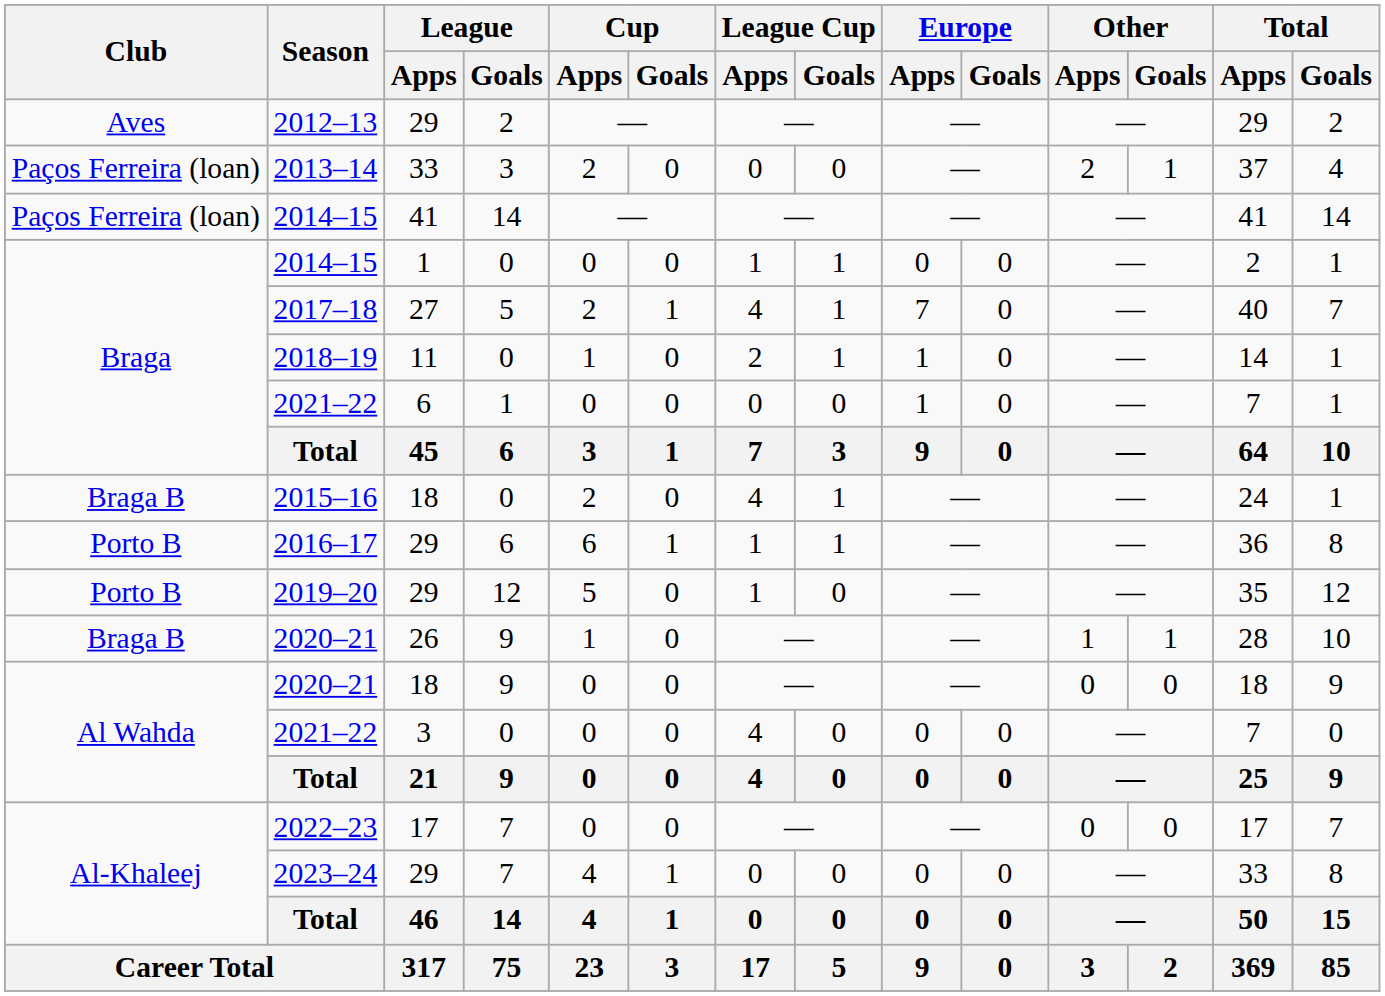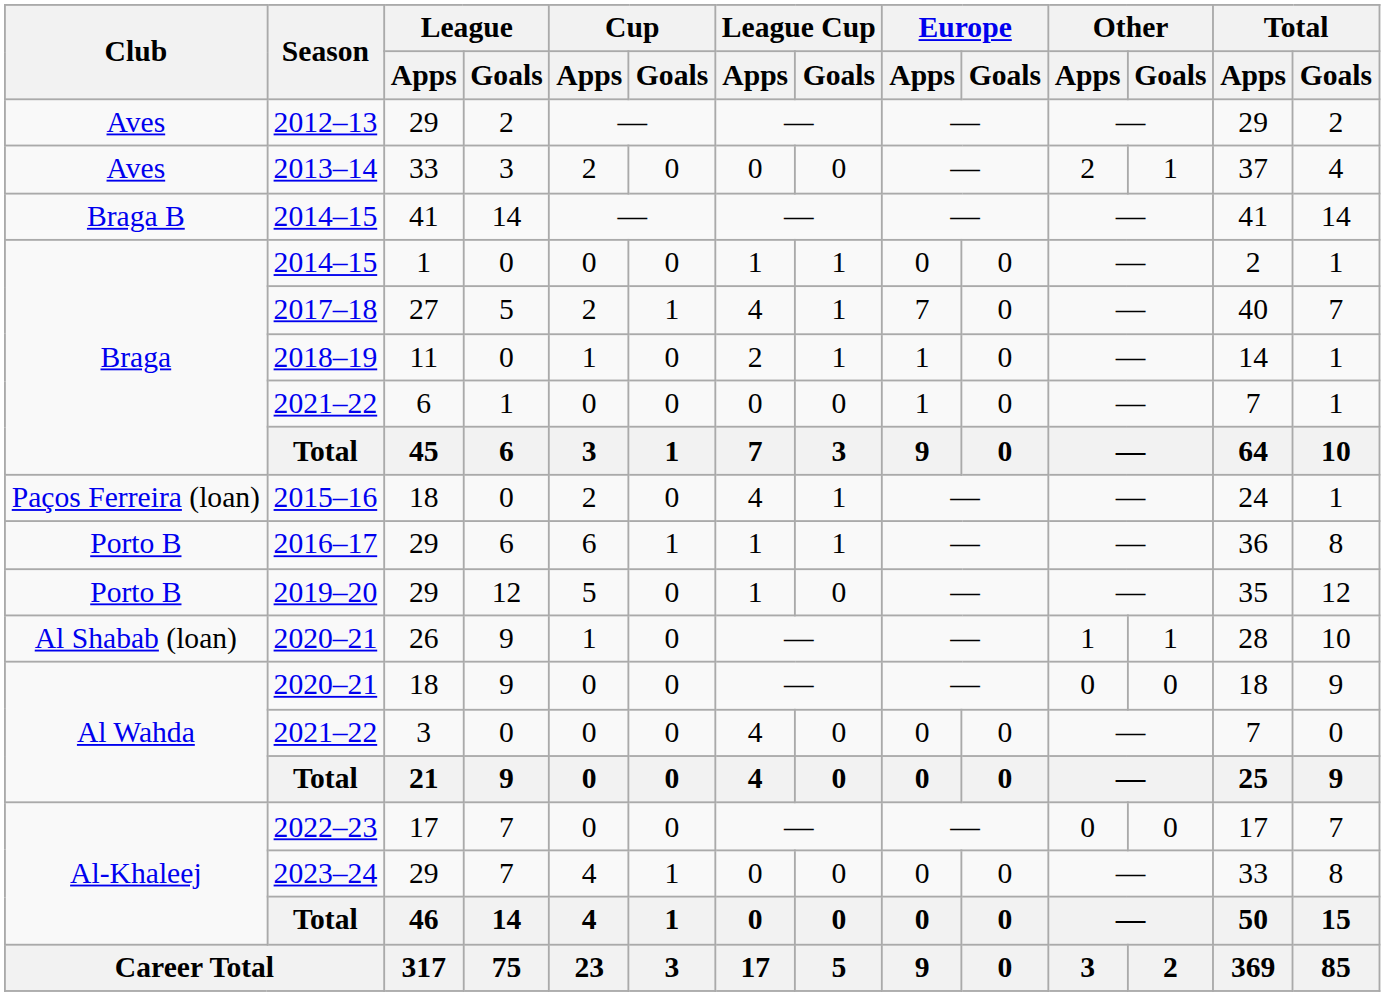(136, 168) Paços Ferreira (loan) -> (136, 168) Aves
(136, 215) Paços Ferreira (loan) -> (136, 215) Braga B
(136, 497) Braga B -> (136, 497) Paços Ferreira (loan)
(136, 638) Braga B -> (136, 638) Al Shabab (loan)
